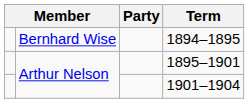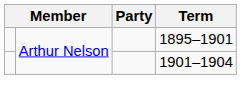- row: (203, 39)
